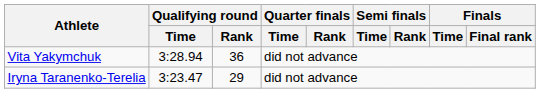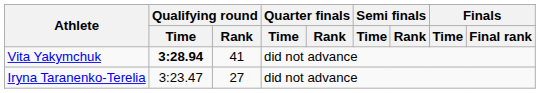(181, 57) normal -> (181, 57) bold
(237, 57) 36 -> (237, 57) 41
(237, 78) 29 -> (237, 78) 27
